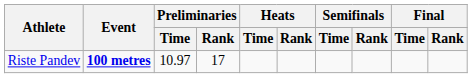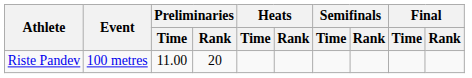(119, 61) bold -> (117, 61) normal
(175, 61) 10.97 -> (172, 61) 11.00
(218, 61) 17 -> (215, 61) 20
